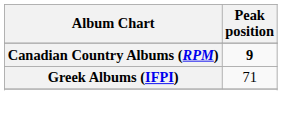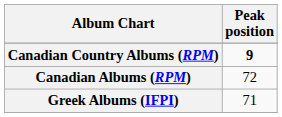+ row: (113, 77)
